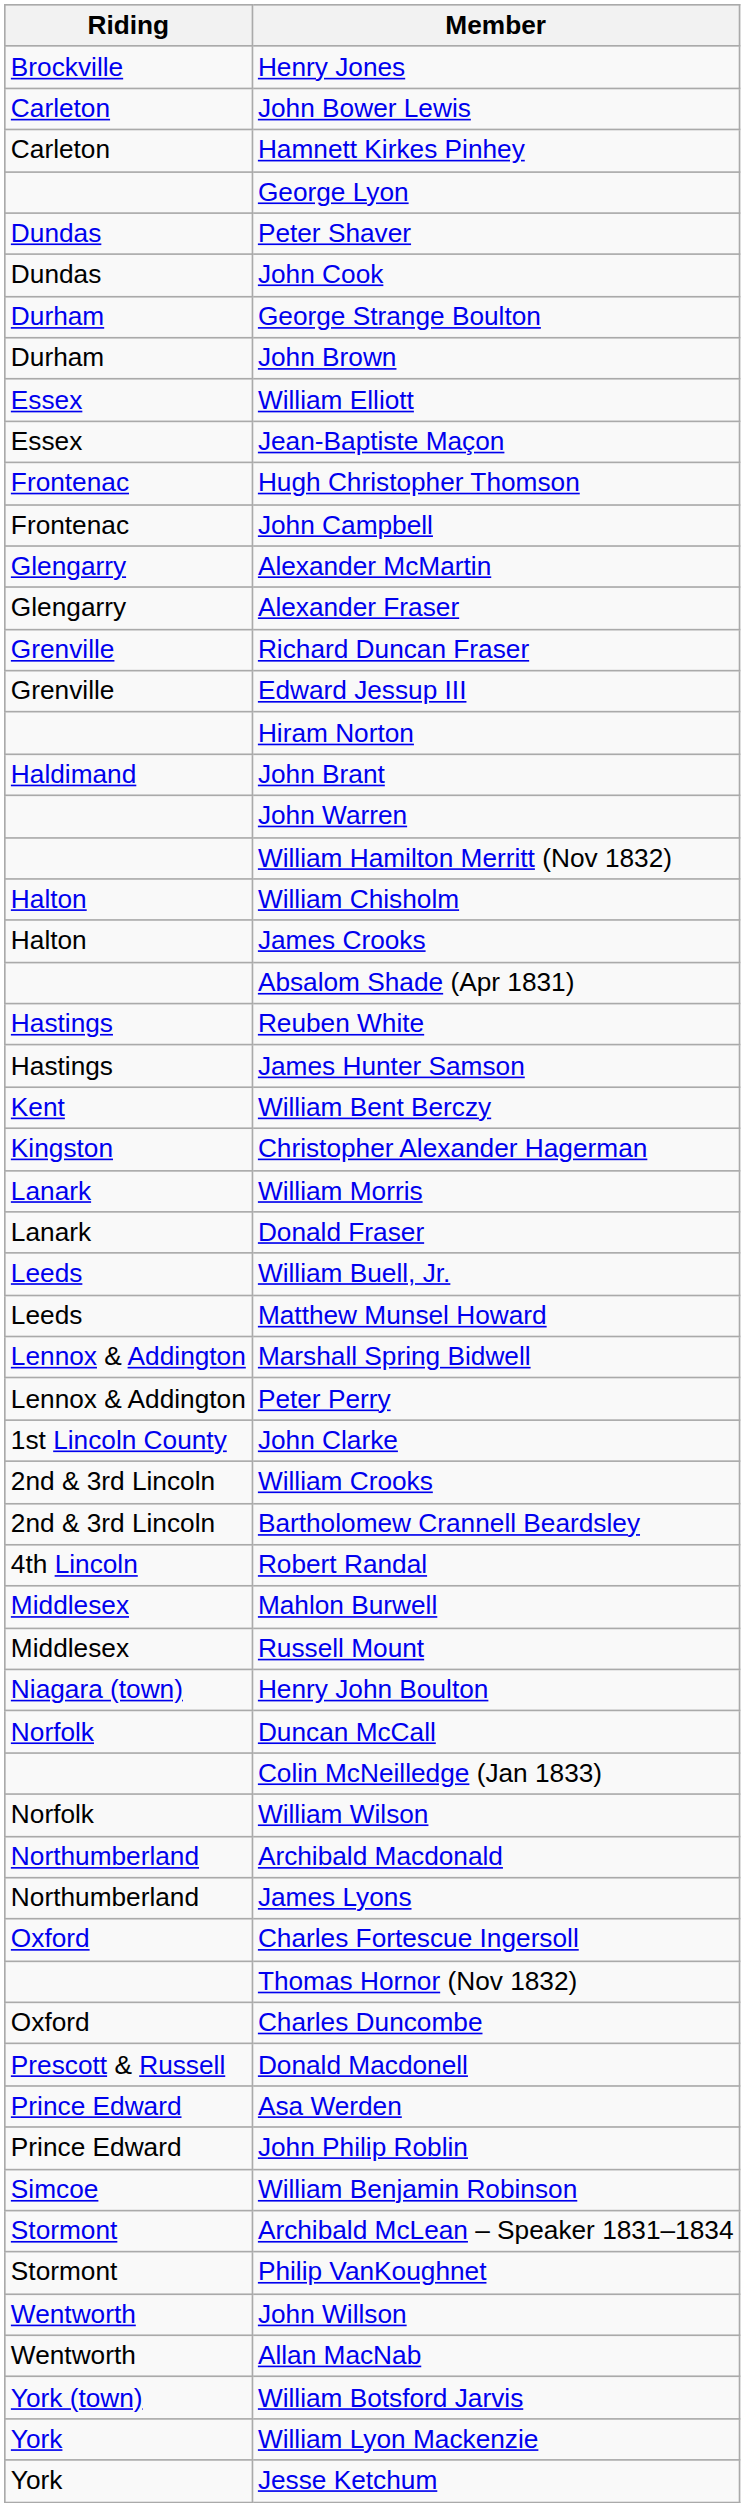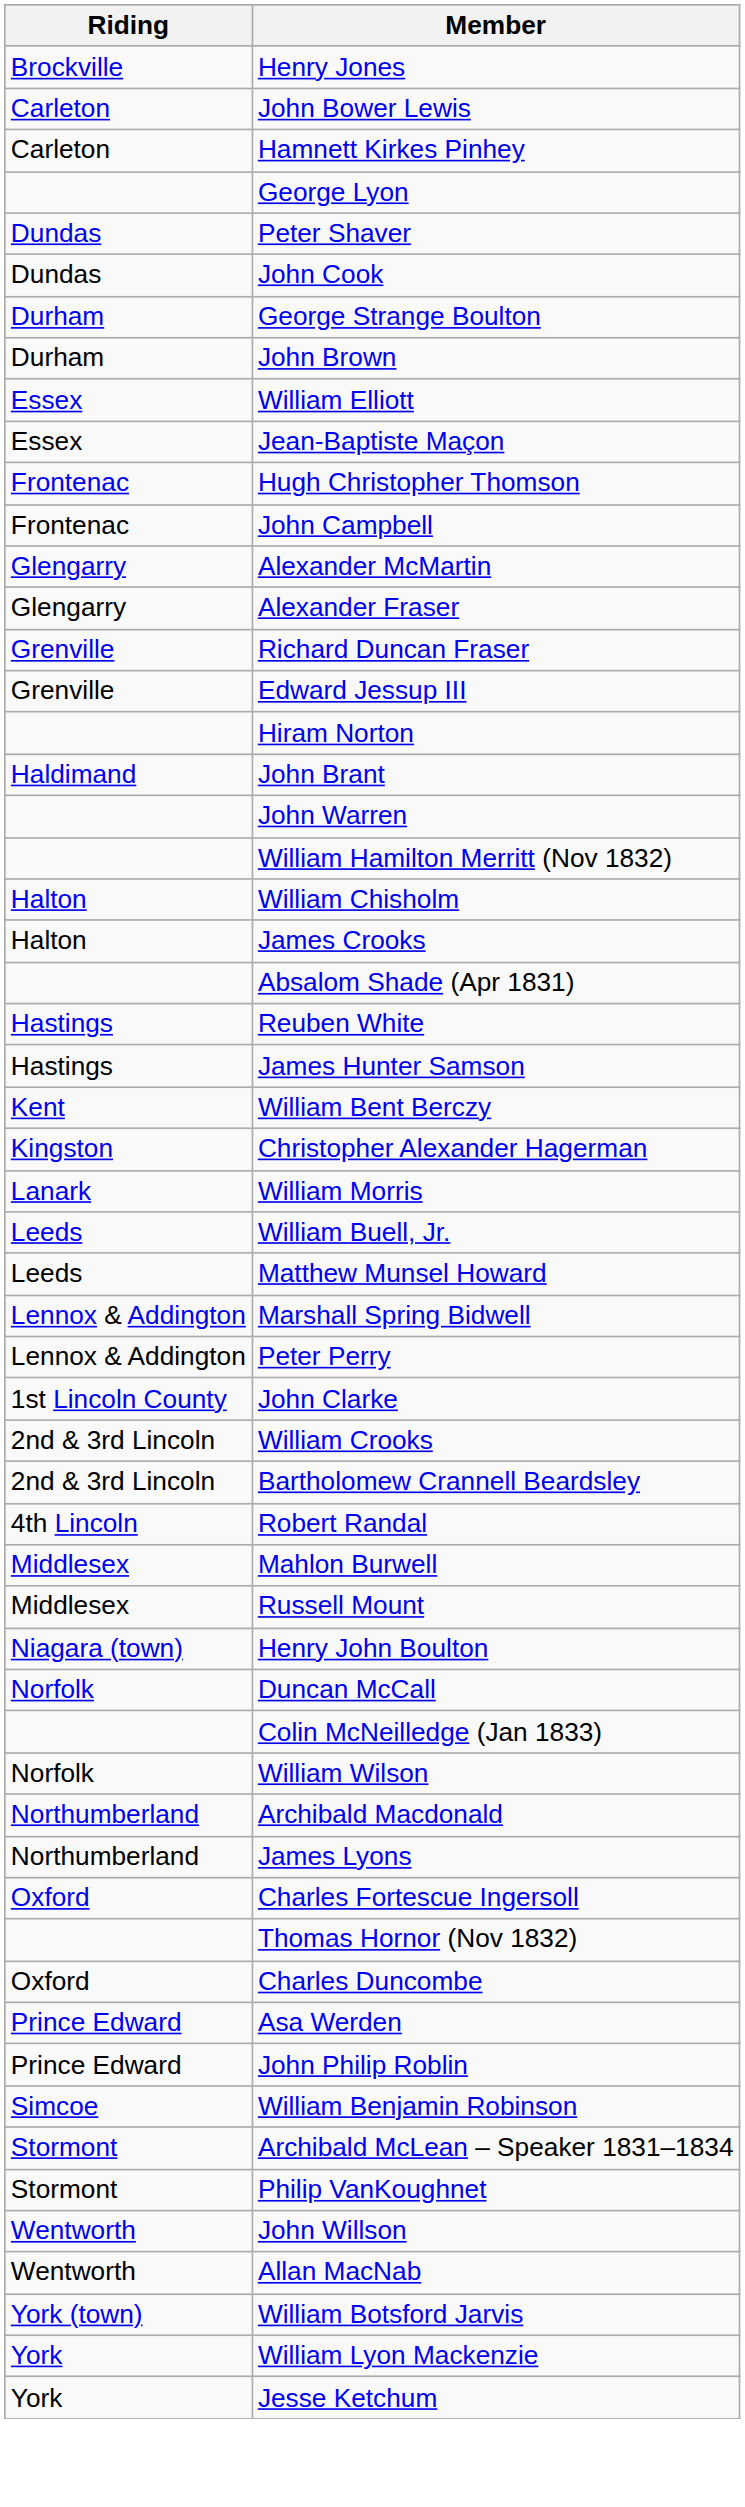- row: (341, 1232)
- row: (363, 2064)
